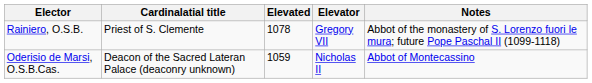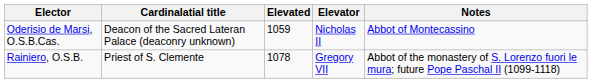rows swapped: (45, 29) <-> (50, 64)
